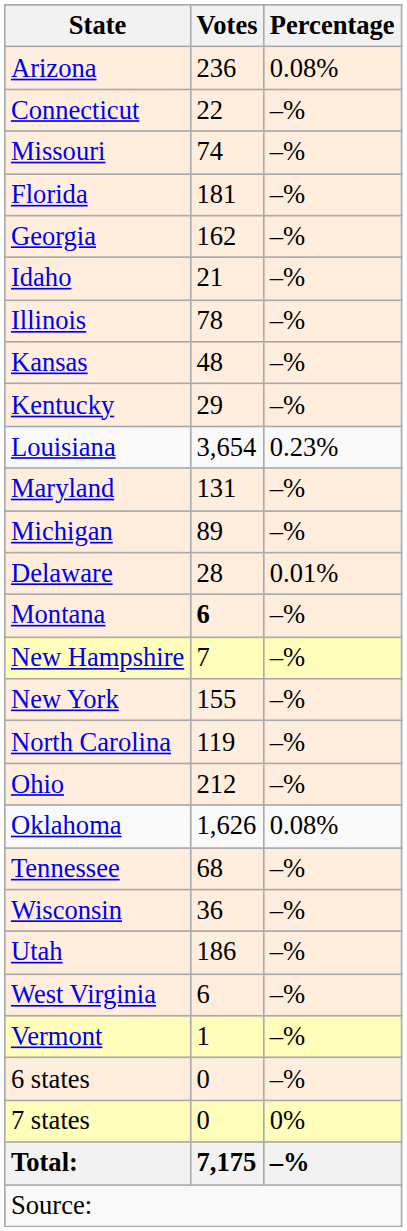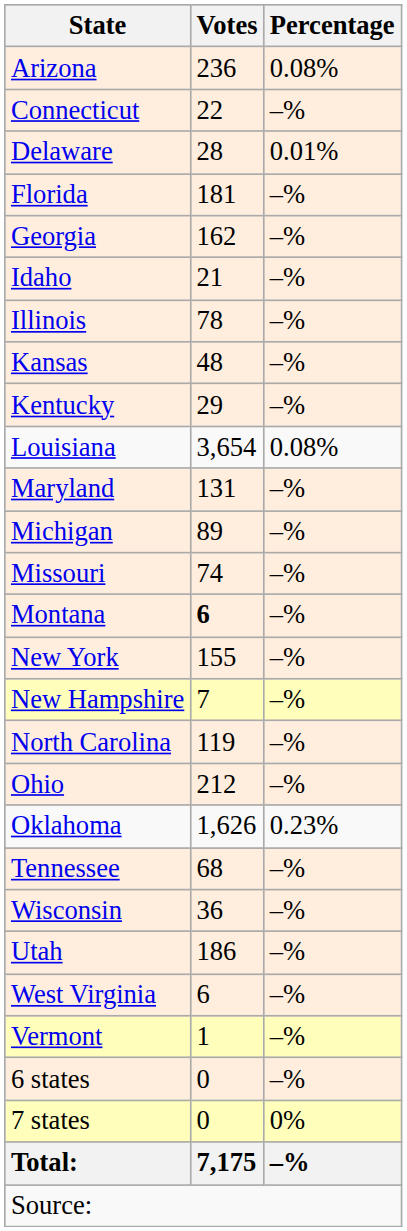rows swapped: (62, 573) <-> (58, 151)
(304, 446) 0.23% -> (304, 446) 0.08%
rows swapped: (65, 699) <-> (98, 657)
(304, 825) 0.08% -> (304, 825) 0.23%
